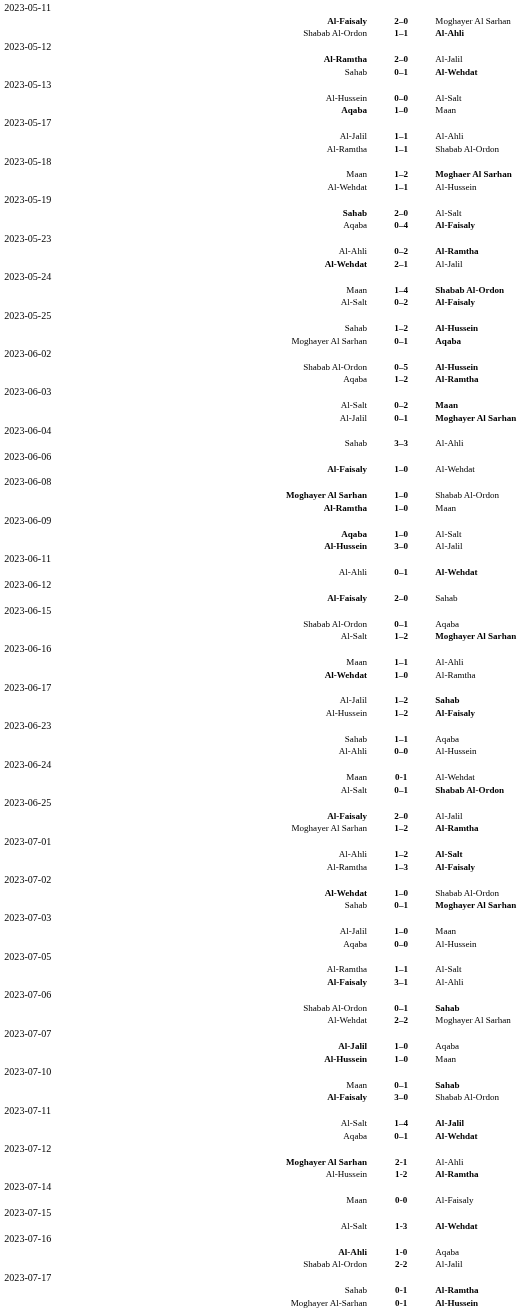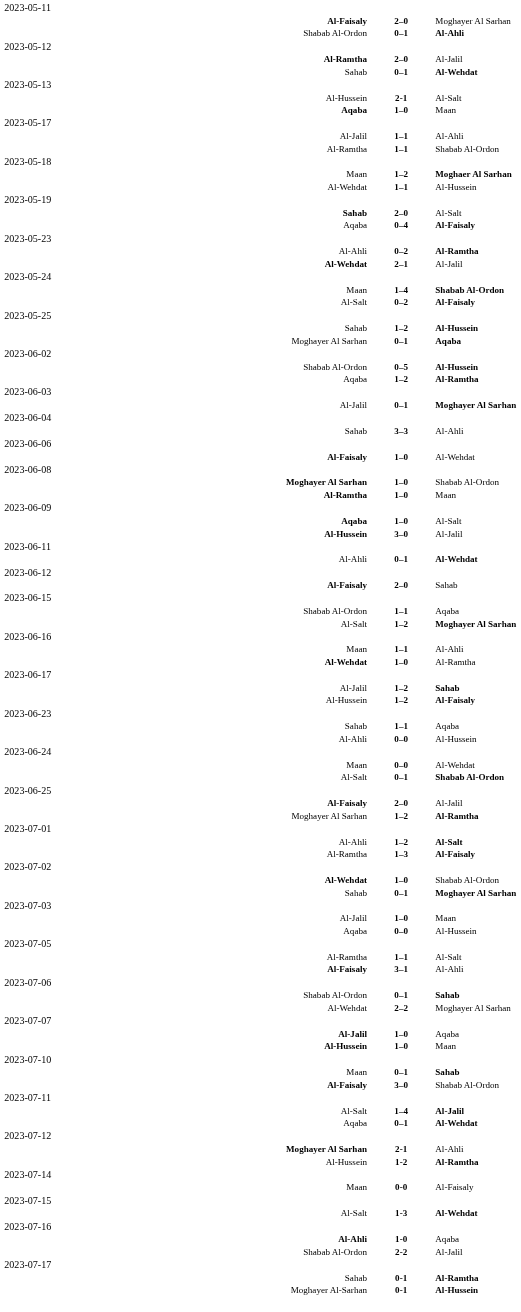(401, 33) 1–1 -> (401, 33) 0–1
(401, 97) 0–0 -> (401, 97) 2-1
- row: (354, 405)
(401, 623) 0–1 -> (401, 611) 1–1
(401, 777) 0-1 -> (401, 765) 0–0
